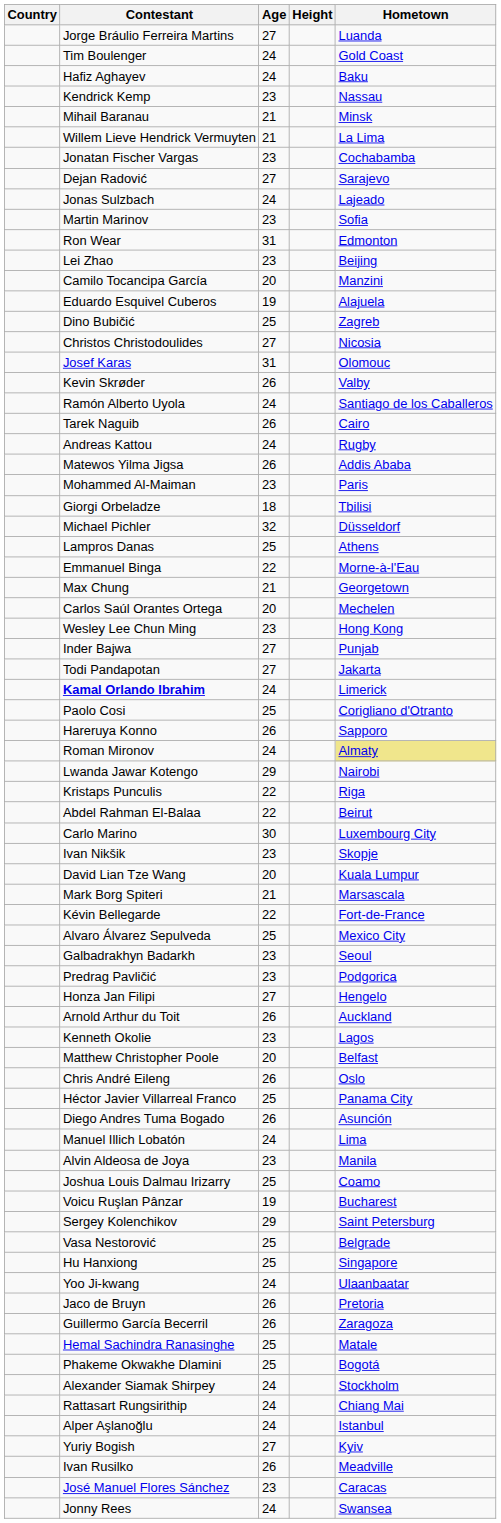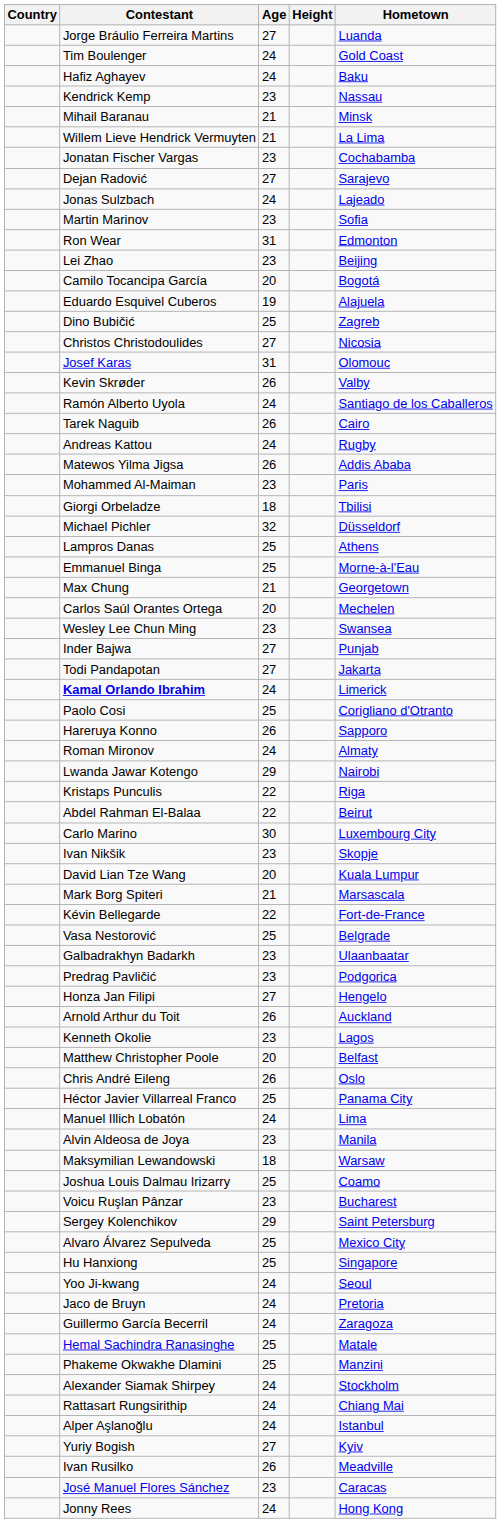(361, 281) Manzini -> (359, 281) Bogotá
(269, 567) 22 -> (269, 567) 25
(371, 628) Hong Kong -> (365, 628) Swansea
(358, 751) khaki background -> (358, 751) no background
rows swapped: (137, 935) <-> (109, 1242)
(355, 955) Seoul -> (374, 955) Ulaanbaatar
- row: (144, 1119)
+ row: (139, 1160)
(269, 1201) 19 -> (269, 1201) 23
(374, 1283) Ulaanbaatar -> (355, 1283) Seoul
(269, 1303) 26 -> (269, 1303) 24
(269, 1324) 26 -> (269, 1324) 24
(359, 1365) Bogotá -> (361, 1365) Manzini
(365, 1508) Swansea -> (371, 1508) Hong Kong
